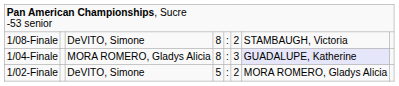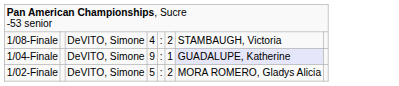(218, 40) 8 -> (152, 40) 4
(139, 56) MORA ROMERO, Gladys Alicia -> (106, 56) DeVITO, Simone
(218, 56) 8 -> (152, 56) 9
(236, 56) 3 -> (170, 56) 1
